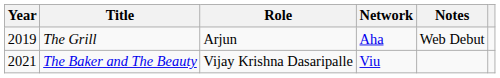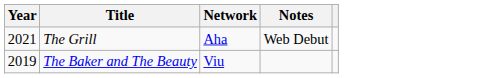- column: (278, 15)
(22, 38) 2019 -> (22, 38) 2021
(22, 61) 2021 -> (22, 61) 2019
